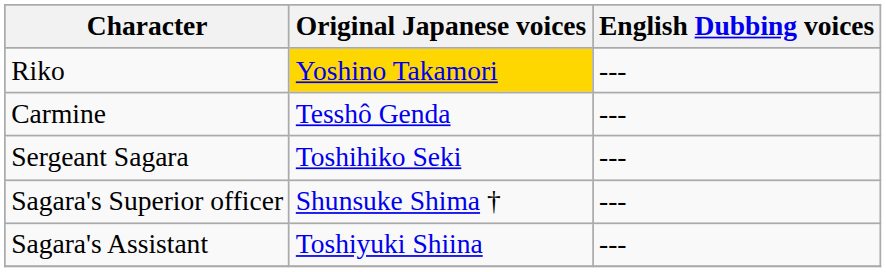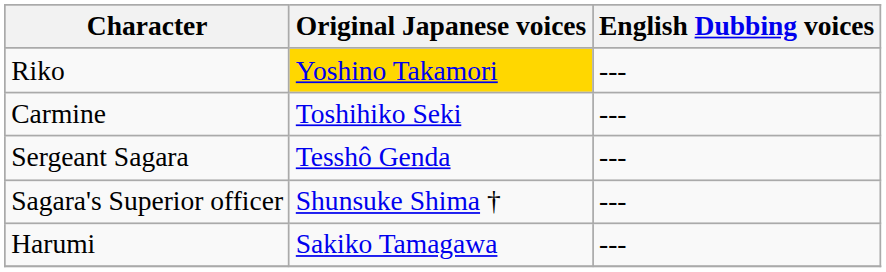(373, 113) Tesshô Genda -> (379, 113) Toshihiko Seki
(379, 157) Toshihiko Seki -> (373, 157) Tesshô Genda
- row: (110, 244)
+ row: (53, 244)
